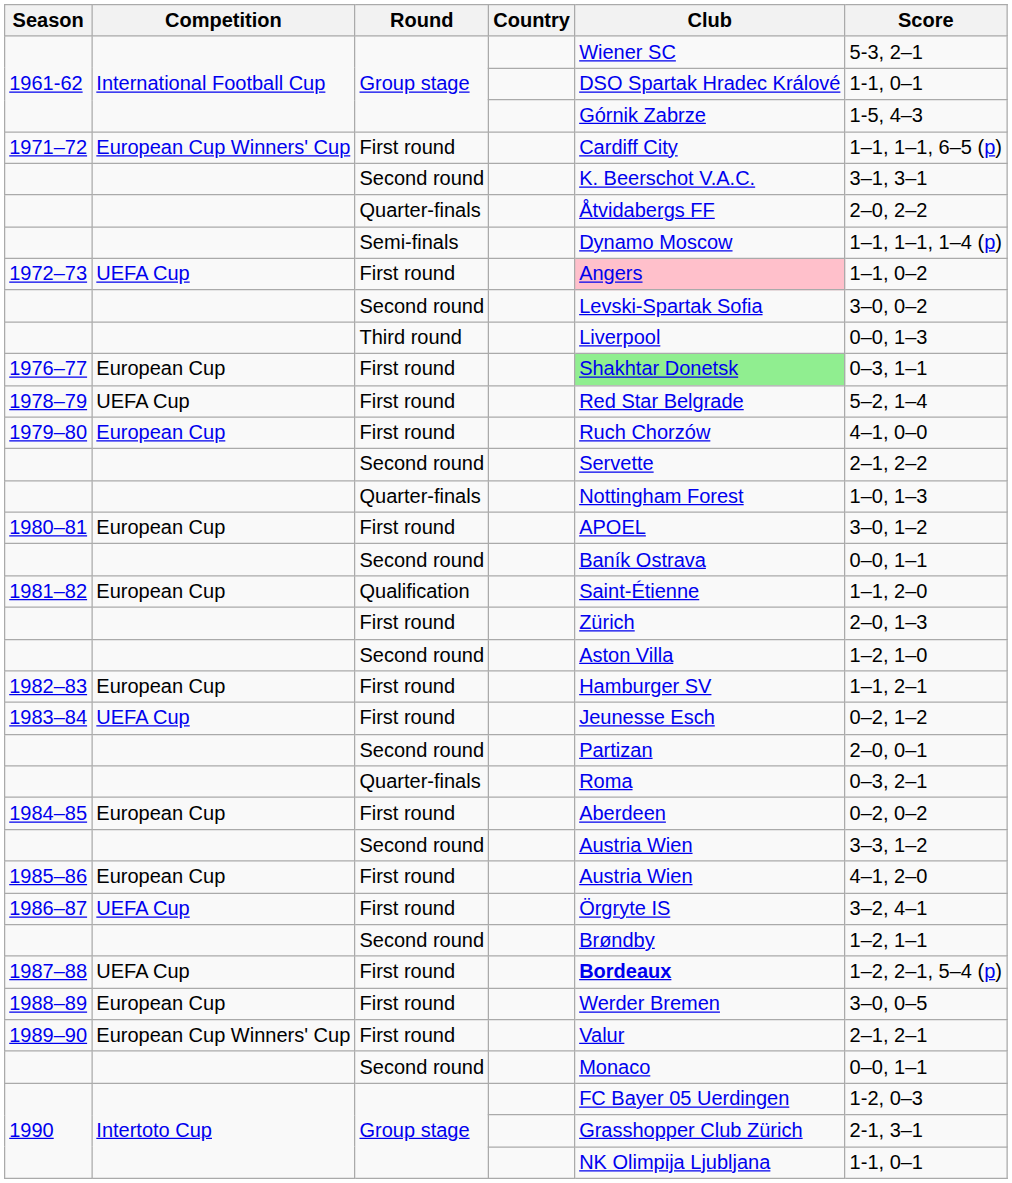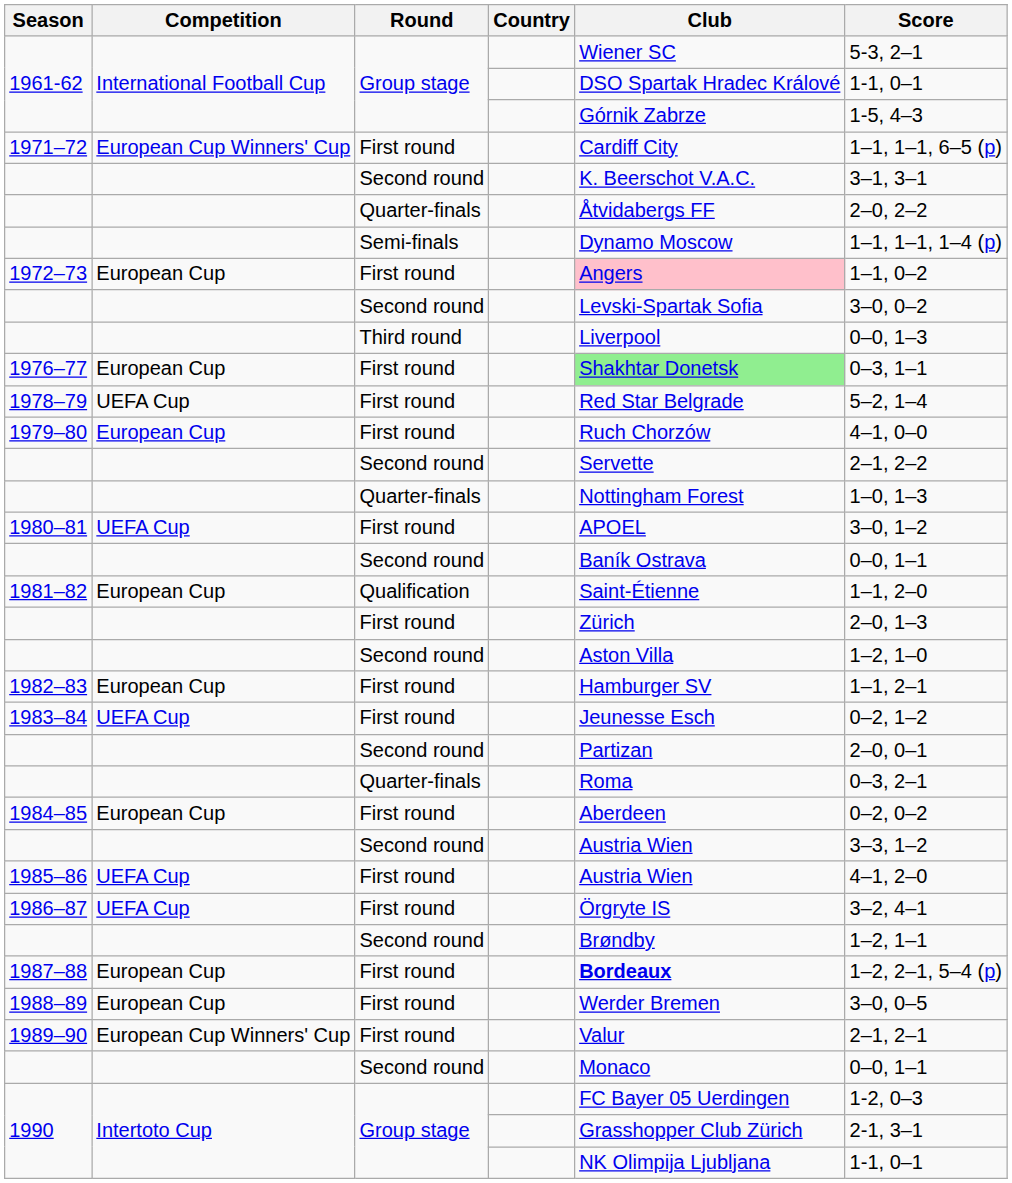(143, 274) UEFA Cup -> (161, 274) European Cup
(161, 527) European Cup -> (143, 527) UEFA Cup
(161, 876) European Cup -> (143, 876) UEFA Cup
(143, 971) UEFA Cup -> (161, 971) European Cup
